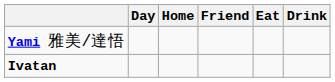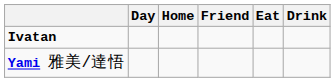rows swapped: (32, 66) <-> (66, 41)
